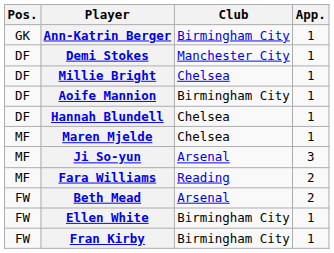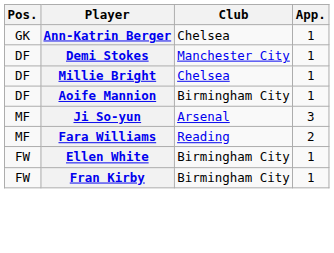(233, 35) Birmingham City -> (203, 35) Chelsea
- row: (107, 116)
- row: (107, 137)
- row: (107, 198)
